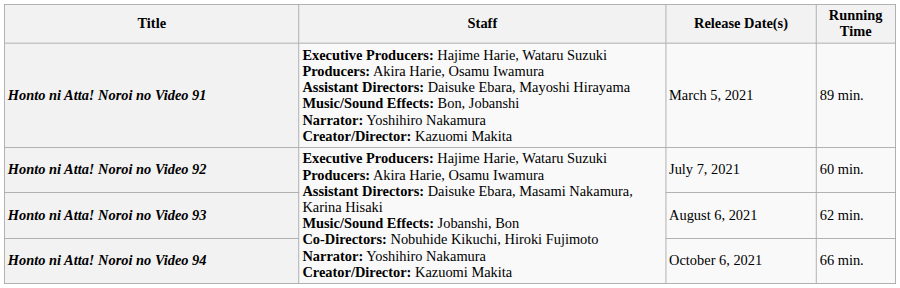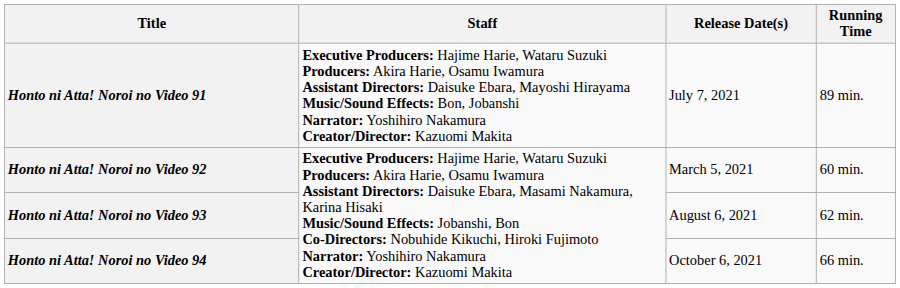(711, 95) March 5, 2021 -> (704, 95) July 7, 2021
(704, 170) July 7, 2021 -> (711, 170) March 5, 2021
